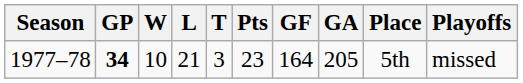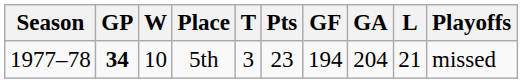columns swapped: (189, 22) <-> (395, 22)
(296, 59) 164 -> (325, 59) 194
(341, 59) 205 -> (370, 59) 204
